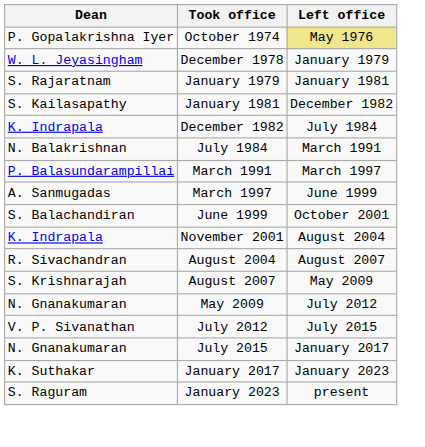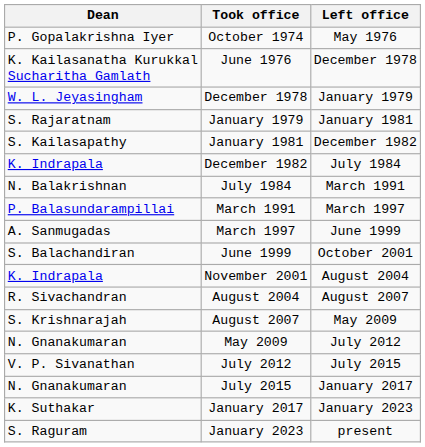(342, 38) khaki background -> (365, 38) no background
+ row: (256, 60)
